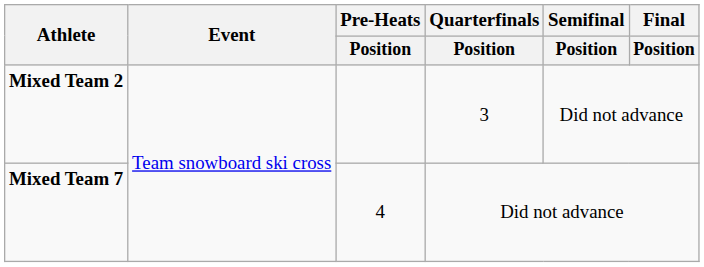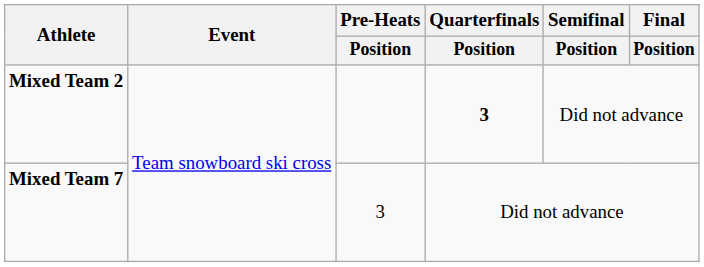(484, 114) normal -> (484, 114) bold
(380, 212) 4 -> (380, 212) 3
